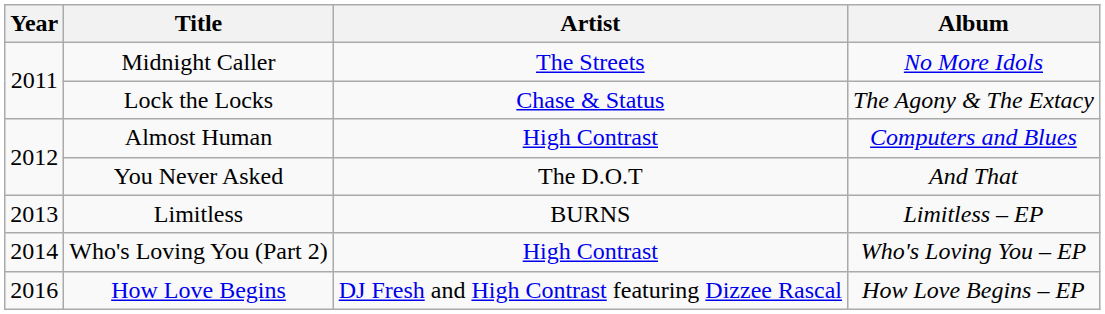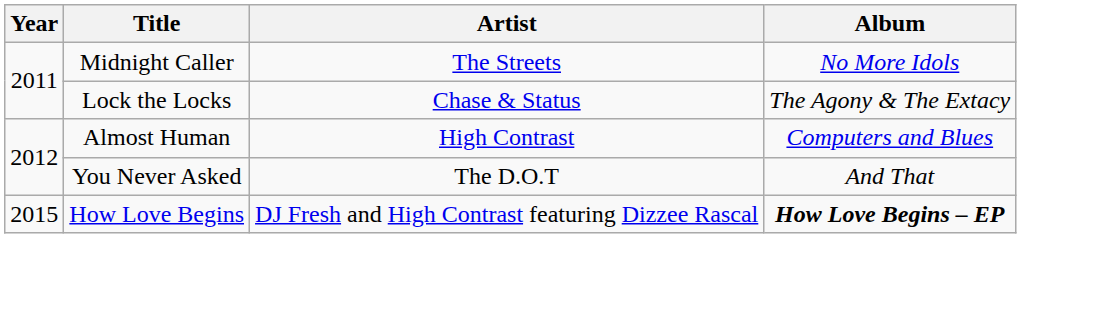- row: (199, 213)
- row: (199, 251)
(34, 289) 2016 -> (34, 213) 2015
(973, 289) normal -> (890, 213) bold
